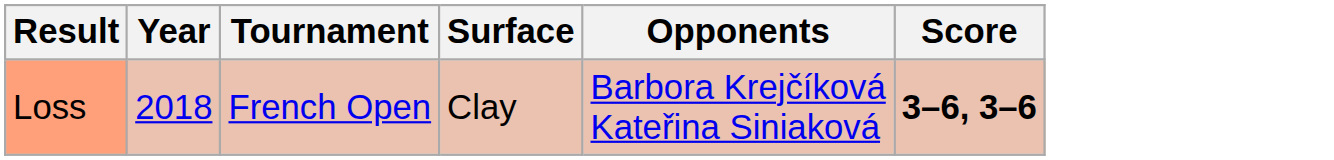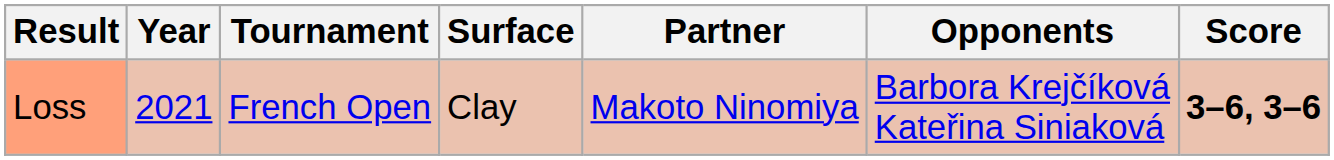+ column: (725, 32)
(174, 106) 2018 -> (174, 106) 2021
